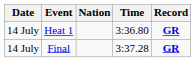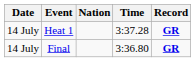(132, 30) 3:36.80 -> (132, 30) 3:37.28
(132, 48) 3:37.28 -> (132, 48) 3:36.80
